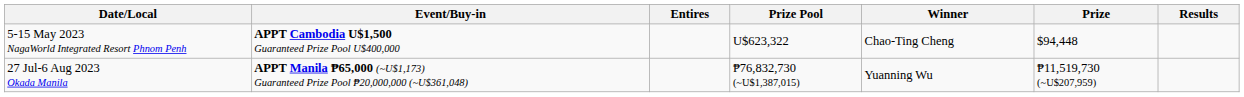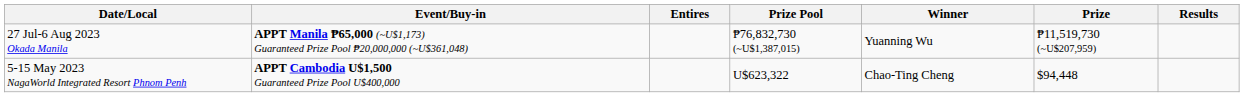rows swapped: (97, 41) <-> (54, 75)
